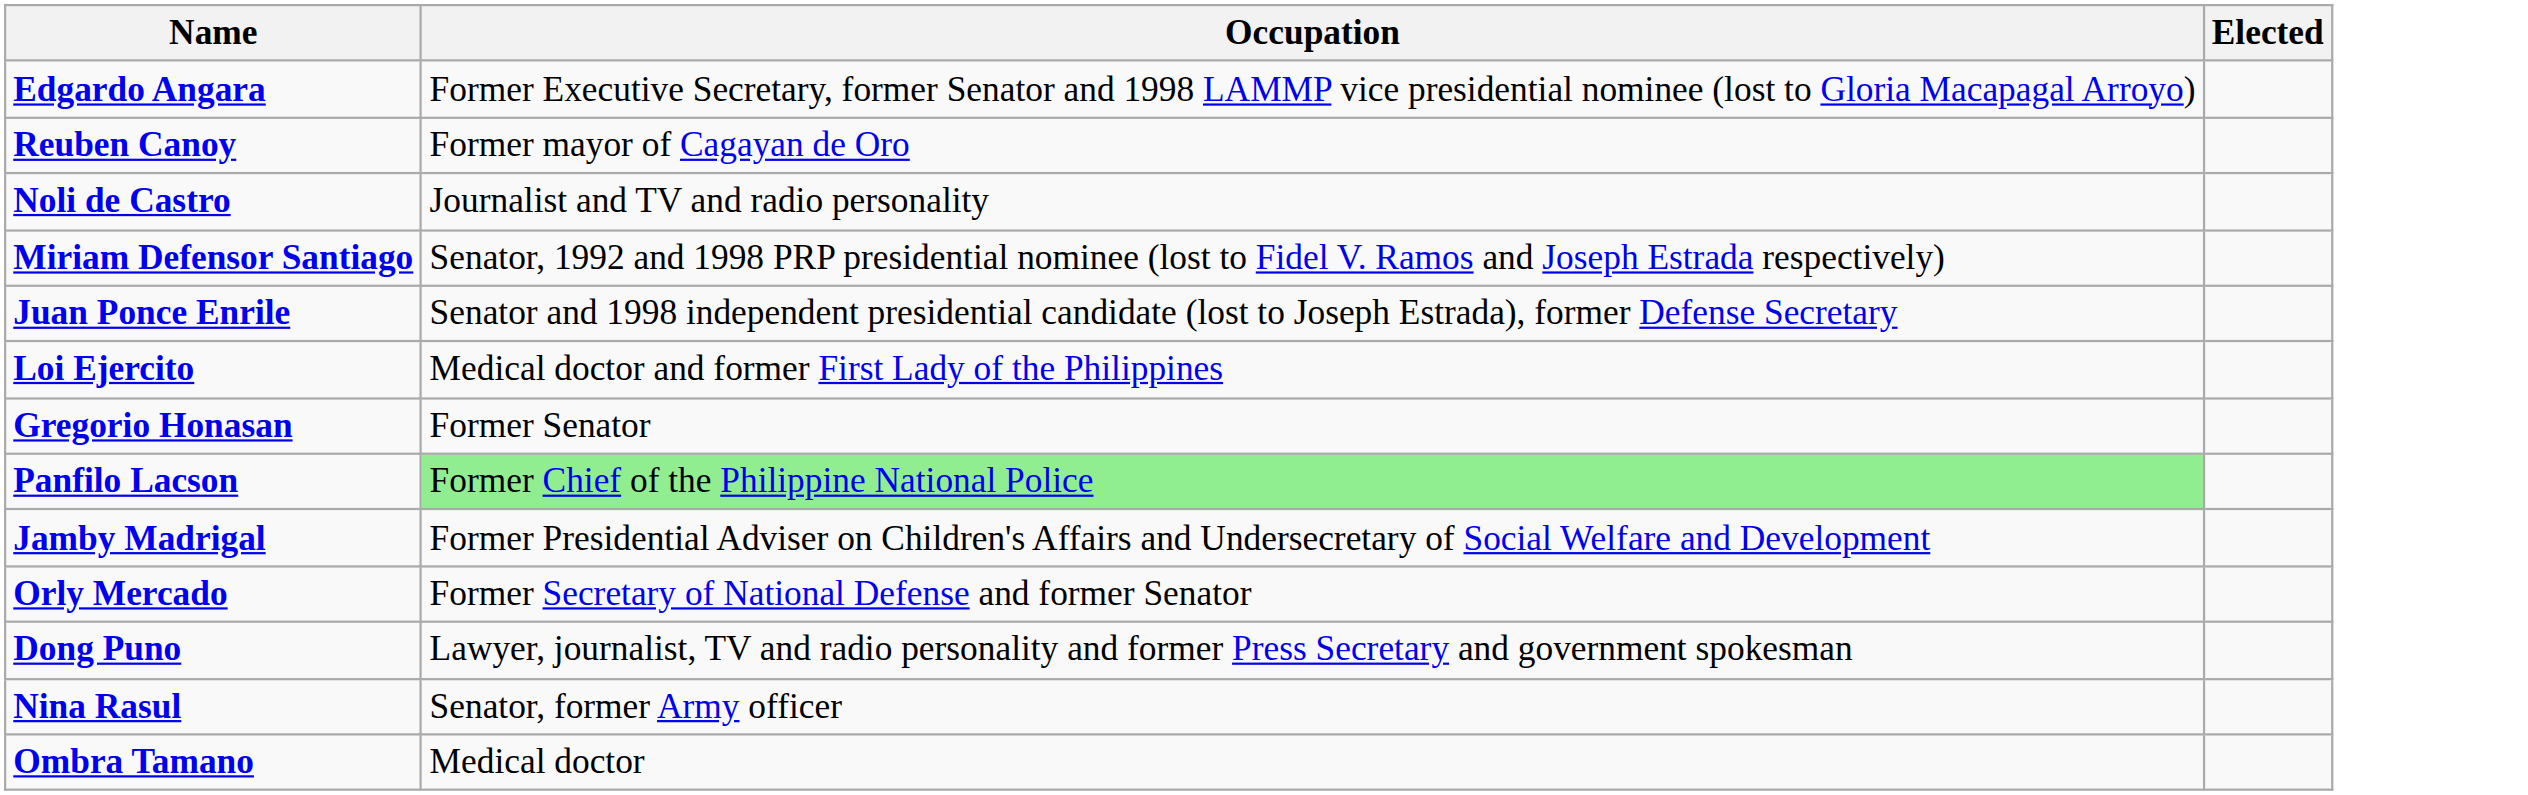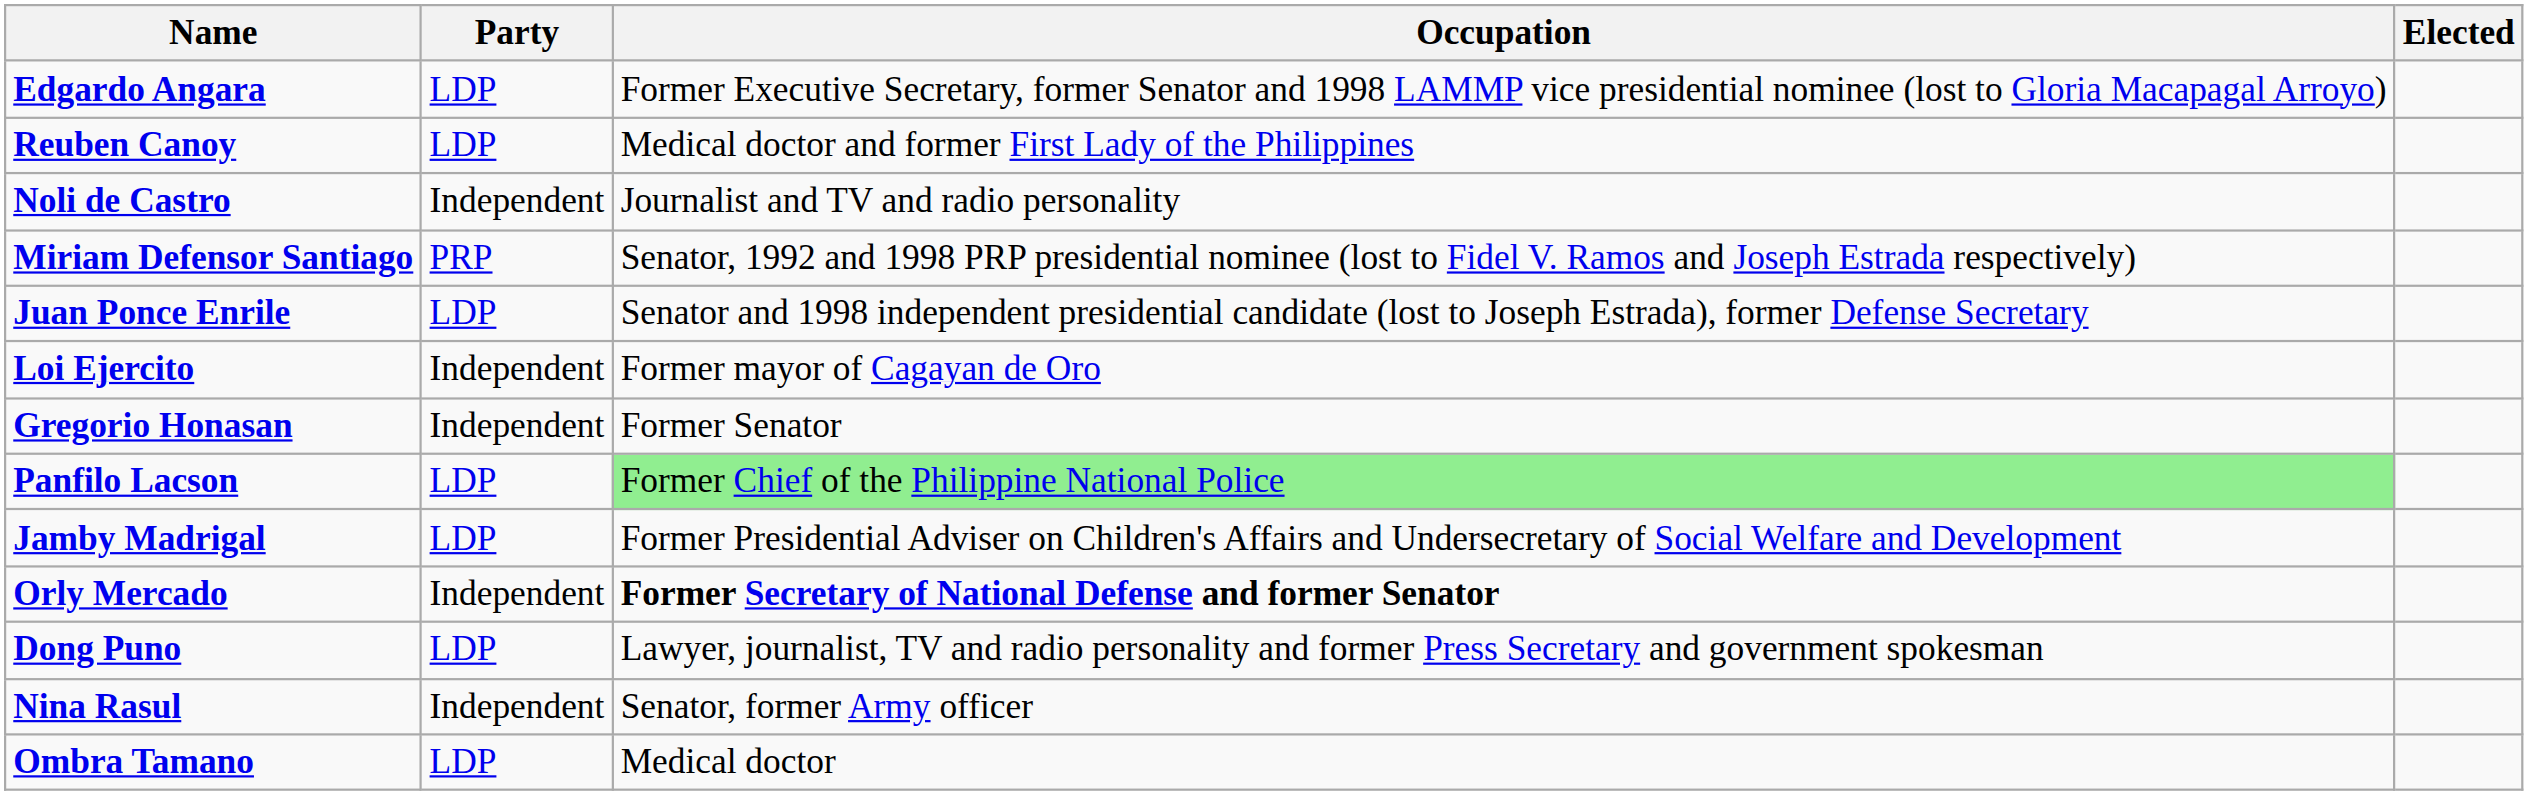+ column: (517, 32)
(670, 144) Former mayor of Cagayan de Oro -> (1017, 144) Medical doctor and former First Lady of the Philippines
(826, 369) Medical doctor and former First Lady of the Philippines -> (861, 369) Former mayor of Cagayan de Oro
(841, 593) normal -> (1060, 593) bold
